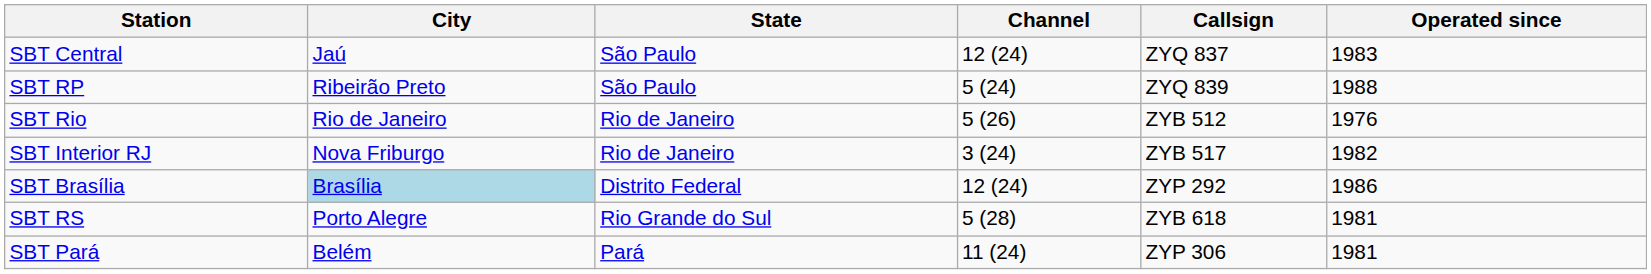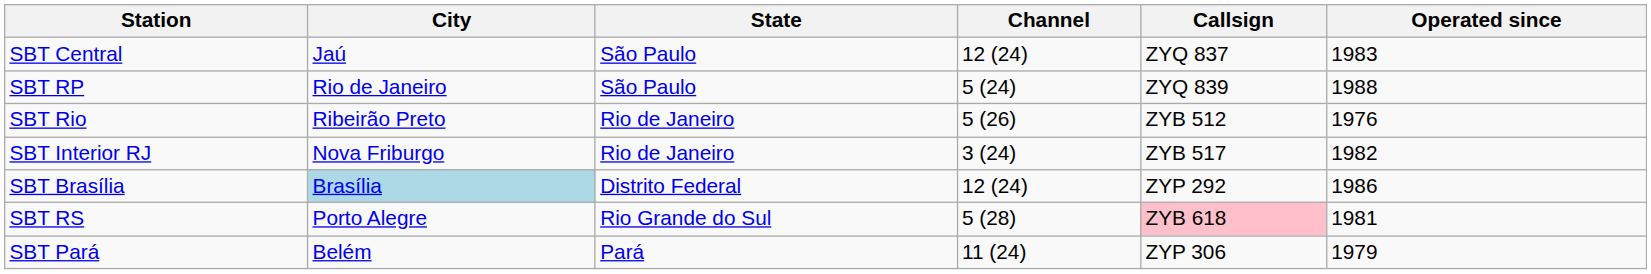(379, 86) Ribeirão Preto -> (380, 86) Rio de Janeiro
(380, 119) Rio de Janeiro -> (379, 119) Ribeirão Preto
(1186, 218) no background -> (1186, 218) pink background
(1354, 251) 1981 -> (1354, 251) 1979
